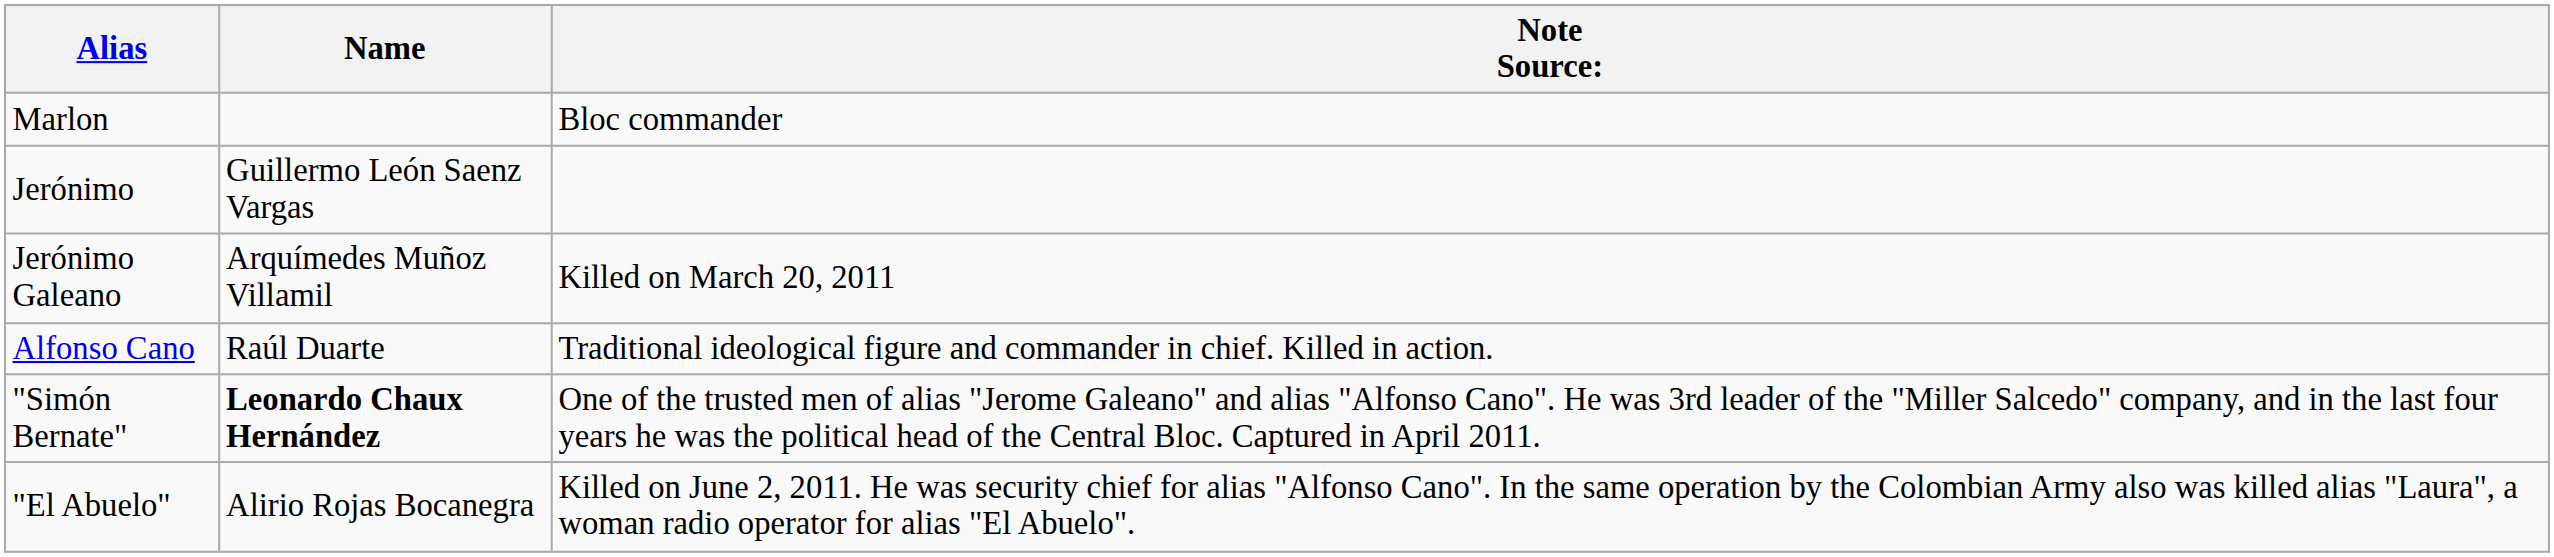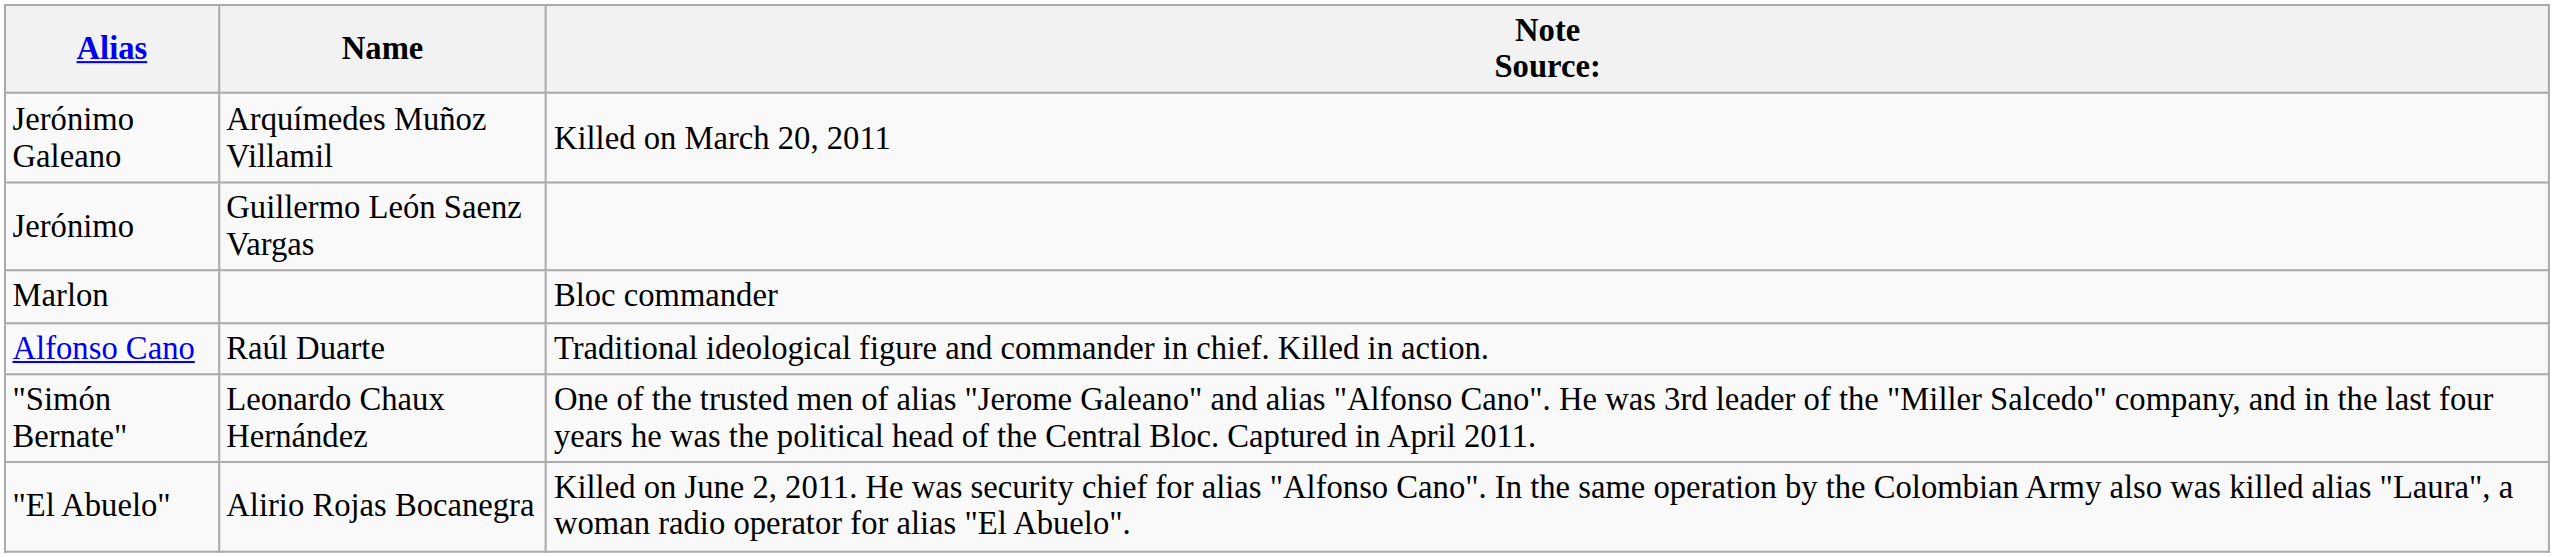rows swapped: (61, 118) <-> (73, 277)
(344, 417) bold -> (335, 417) normal
